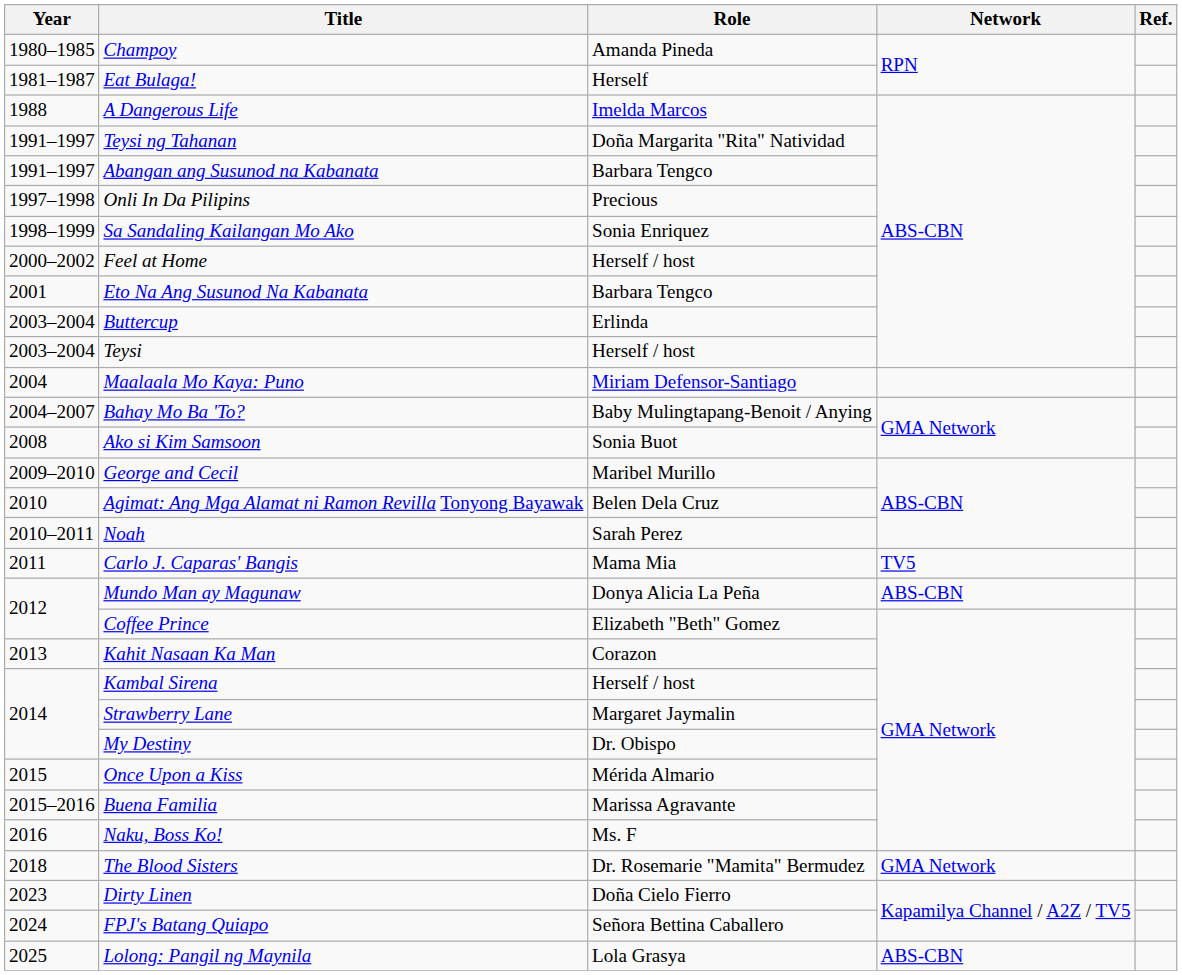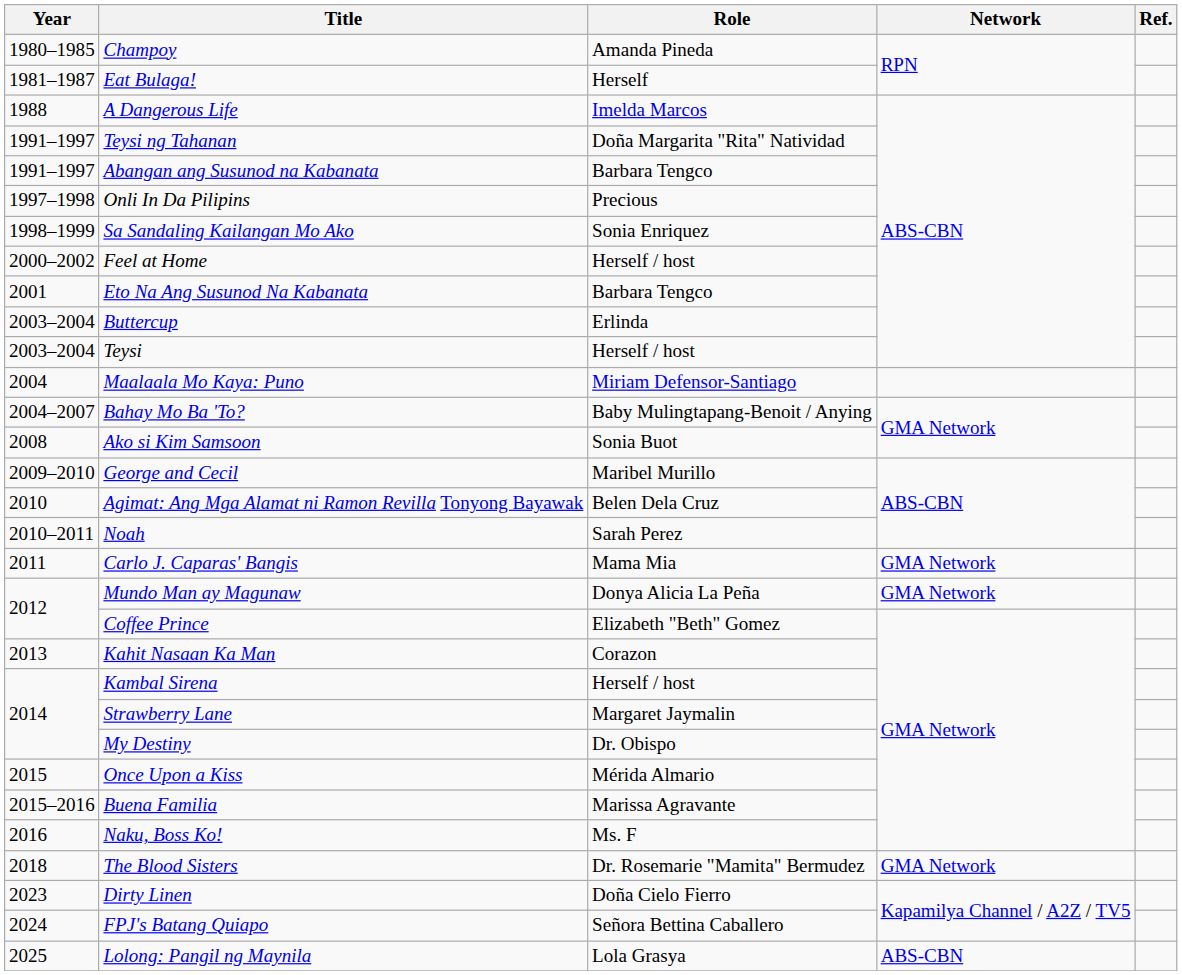(898, 563) TV5 -> (938, 563) GMA Network
(922, 593) ABS-CBN -> (938, 593) GMA Network
